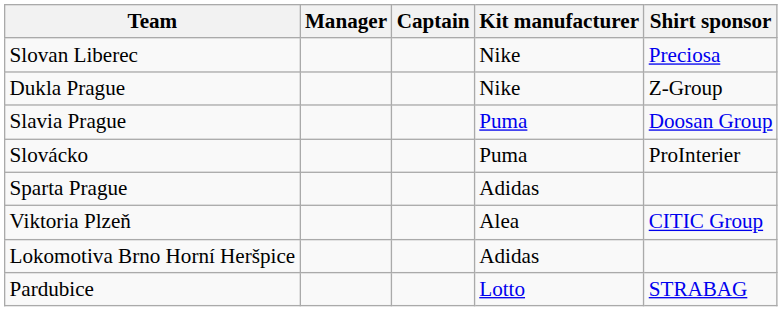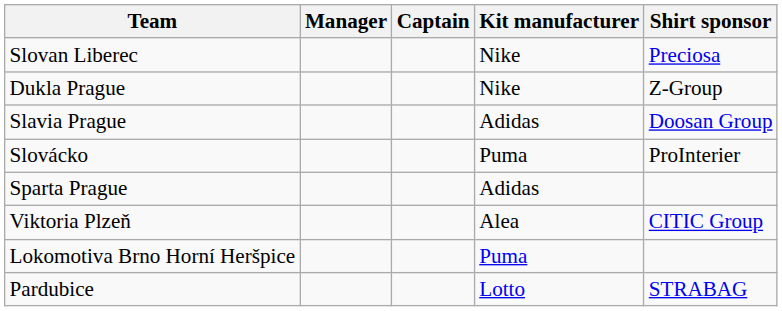(503, 121) Puma -> (509, 121) Adidas
(509, 255) Adidas -> (503, 255) Puma
